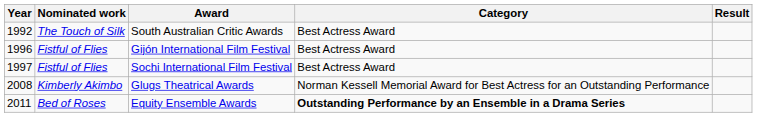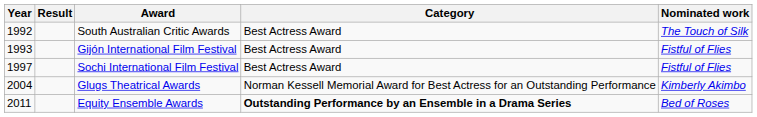columns swapped: (82, 13) <-> (732, 13)
(20, 49) 1996 -> (20, 49) 1993
(20, 85) 2008 -> (20, 85) 2004
